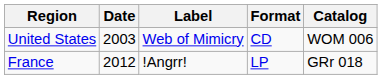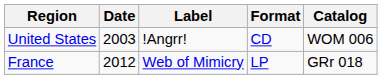(193, 39) Web of Mimicry -> (165, 39) !Angrr!
(165, 62) !Angrr! -> (193, 62) Web of Mimicry
